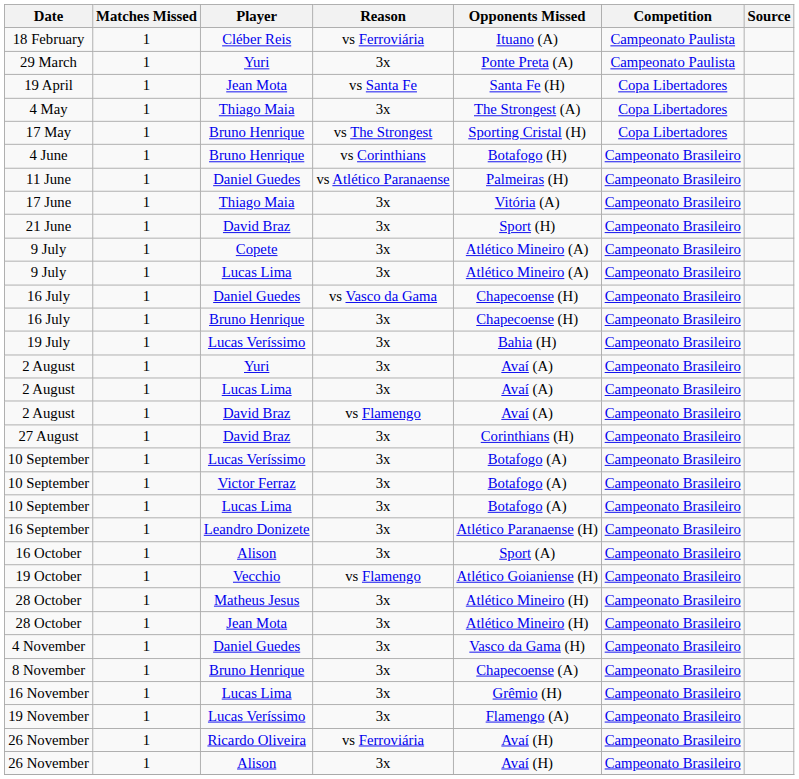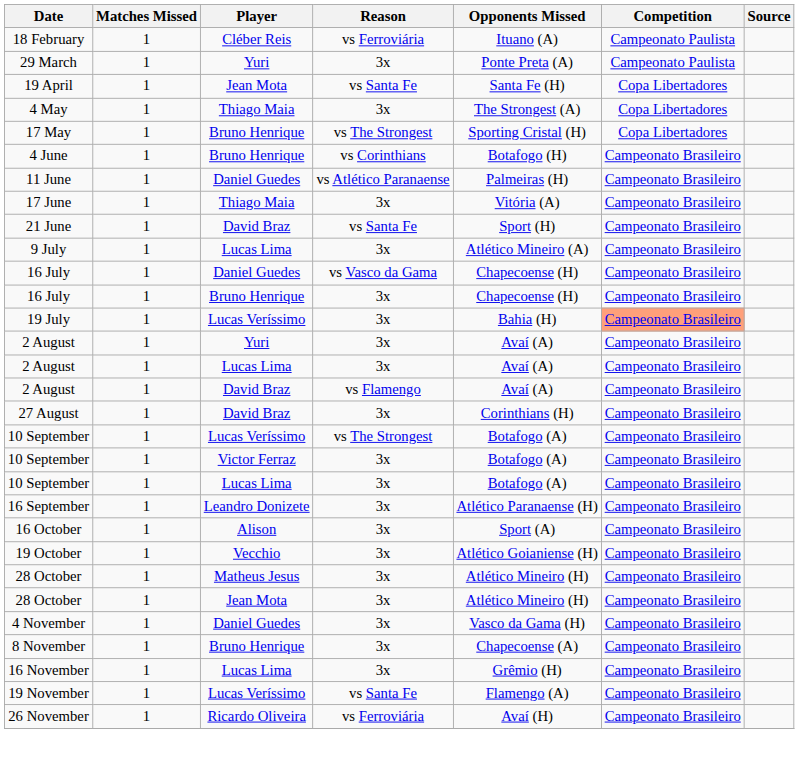(383, 226) 3x -> (383, 226) vs Santa Fe
- row: (49, 249)
(673, 343) no background -> (673, 319) lightsalmon background
(383, 459) 3x -> (383, 436) vs The Strongest
(383, 576) vs Flamengo -> (383, 553) 3x
(383, 716) 3x -> (383, 693) vs Santa Fe
- row: (49, 763)
